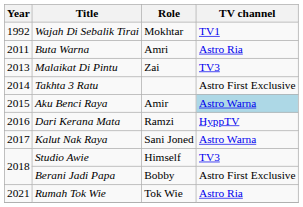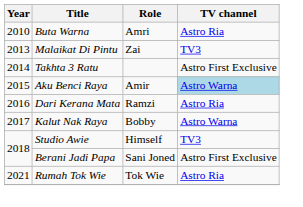- row: (87, 31)
(18, 49) 2011 -> (18, 31) 2010
(219, 121) HyppTV -> (202, 103) Astro Ria
(169, 139) Sani Joned -> (141, 121) Bobby
(159, 175) Bobby -> (150, 157) Sani Joned
